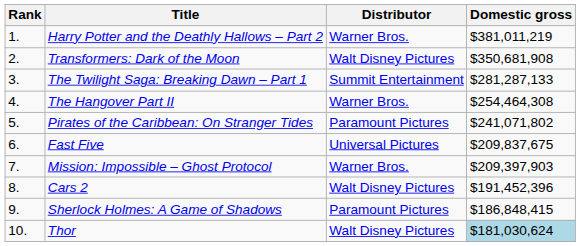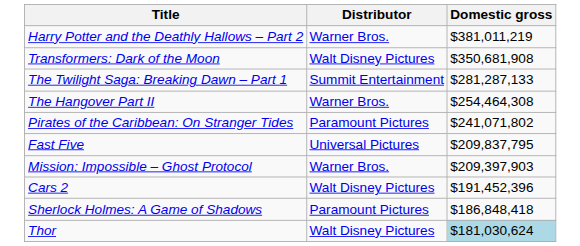- column: (25, 15)
(512, 144) $209,837,675 -> (492, 144) $209,837,795
(512, 209) $186,848,415 -> (492, 209) $186,848,418
